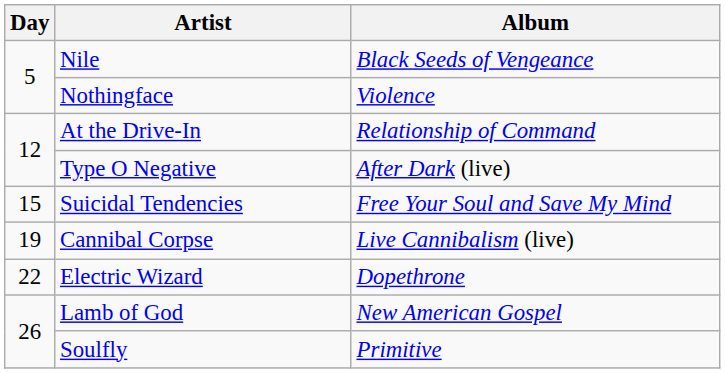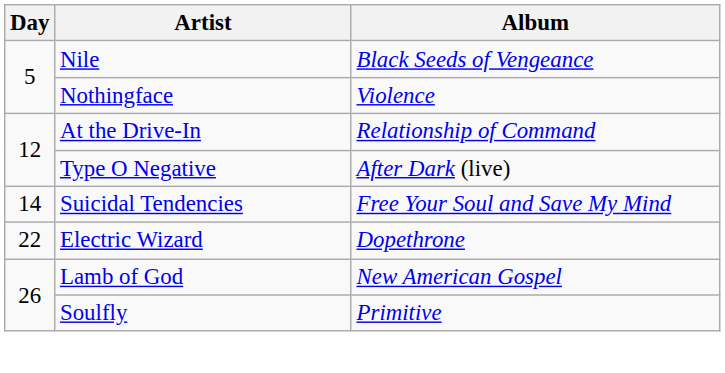(30, 204) 15 -> (30, 204) 14
- row: (137, 240)
